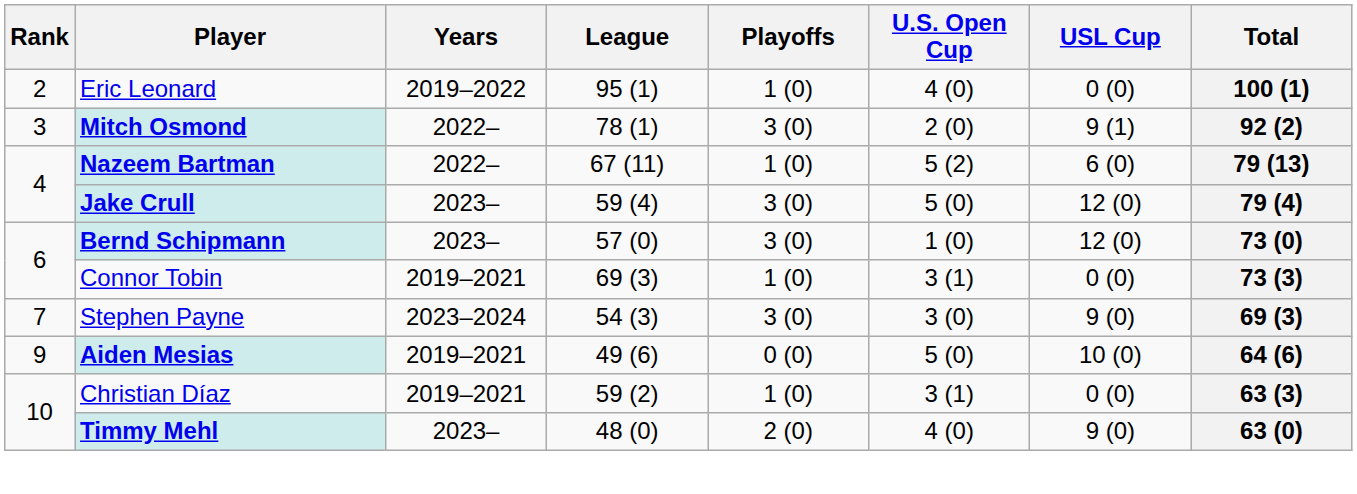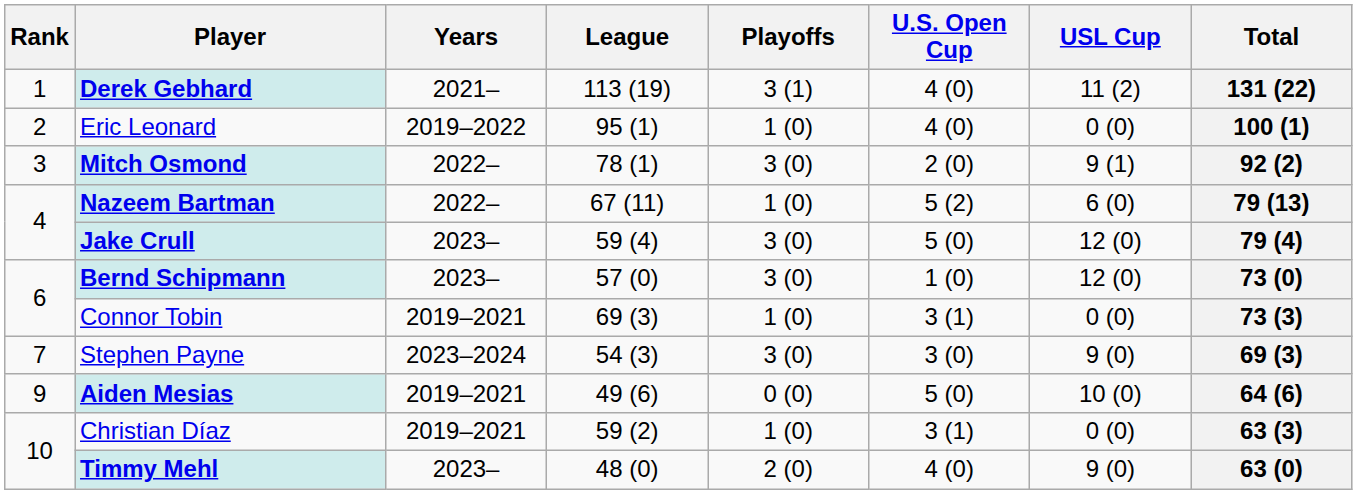+ row: (166, 88)
